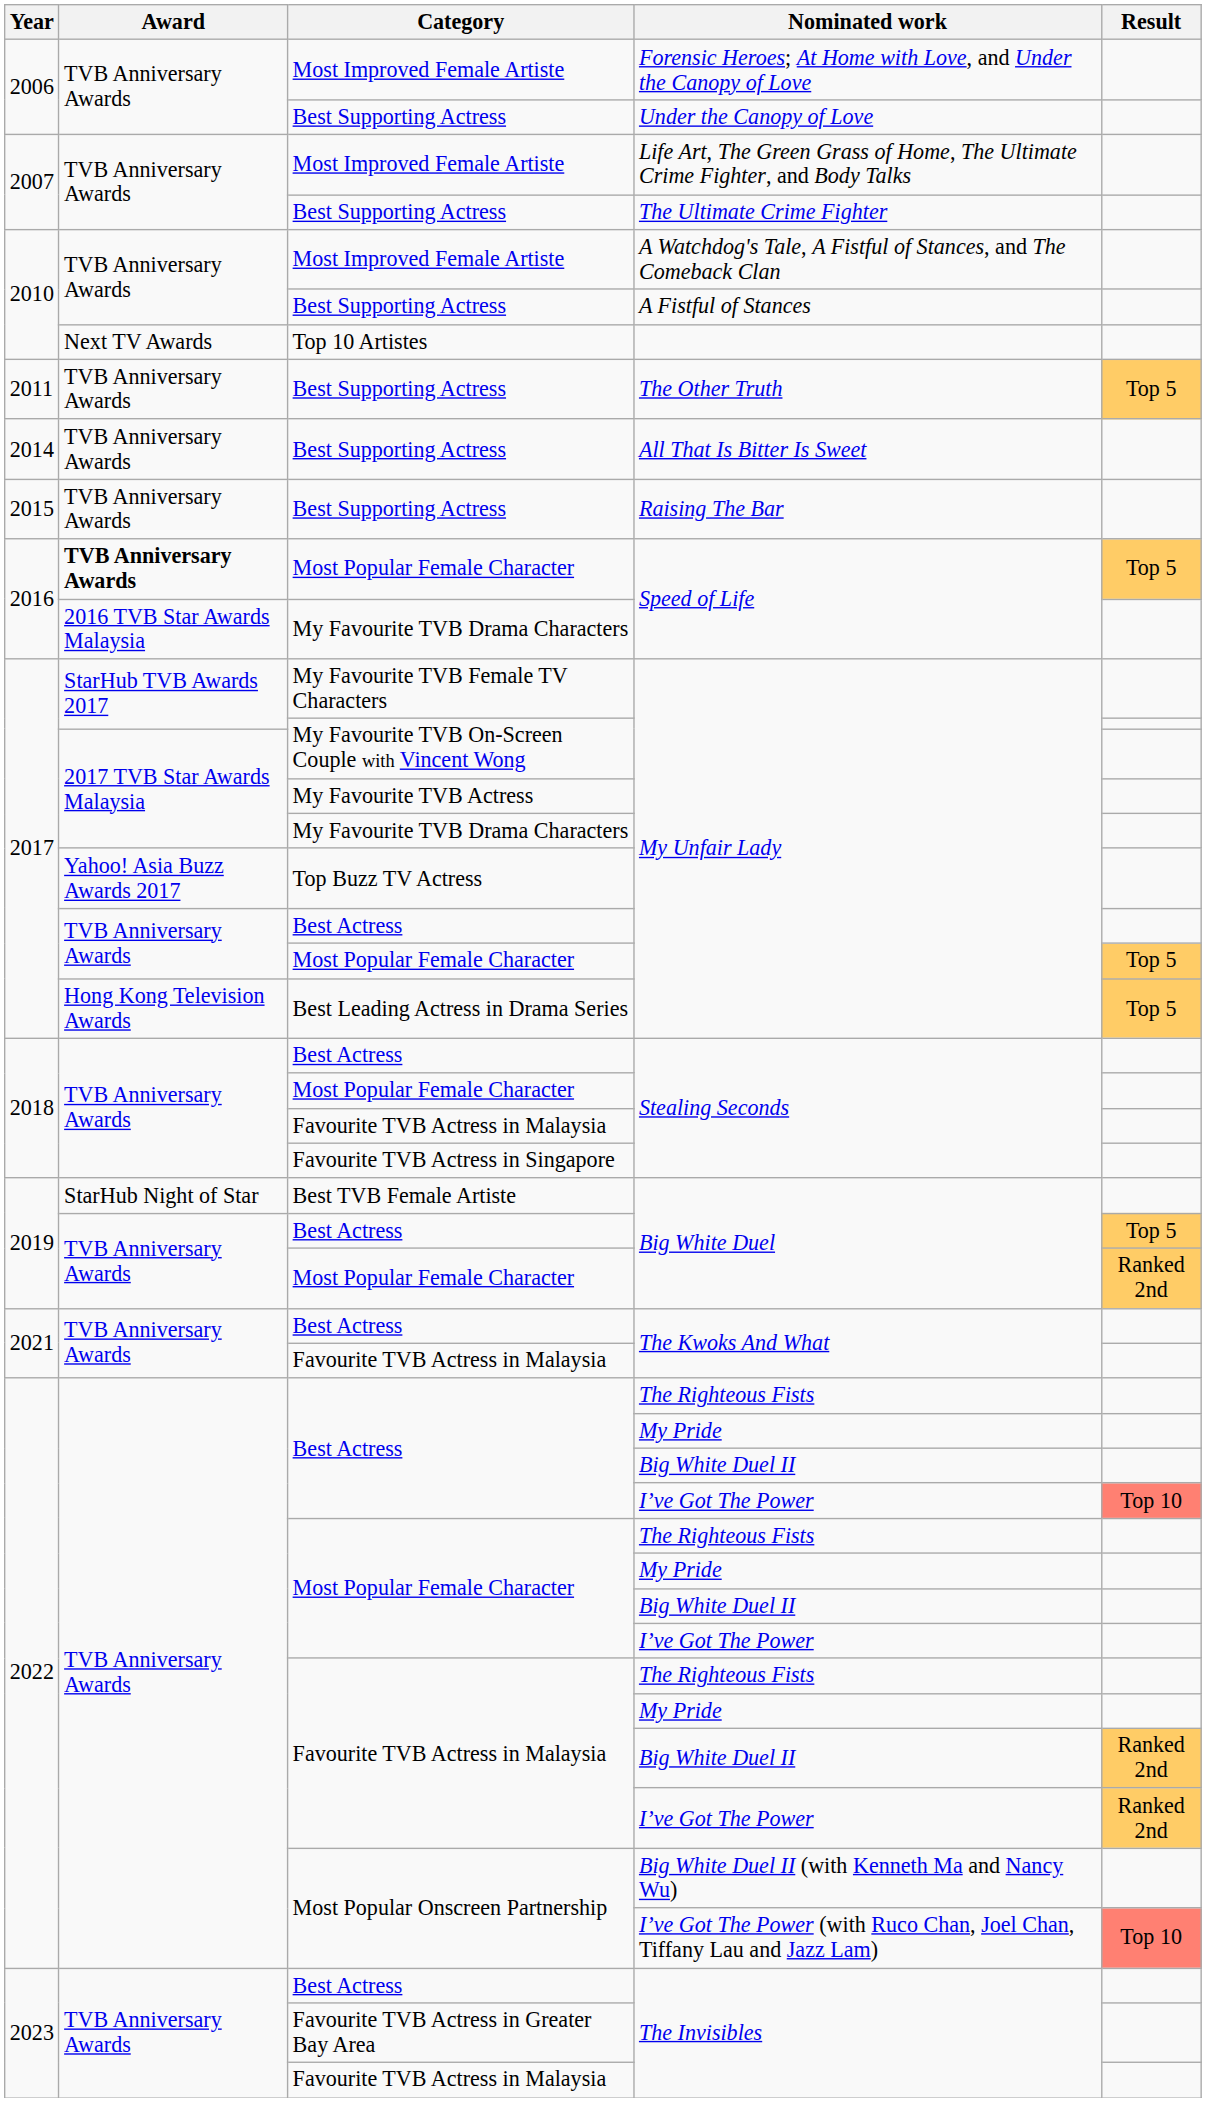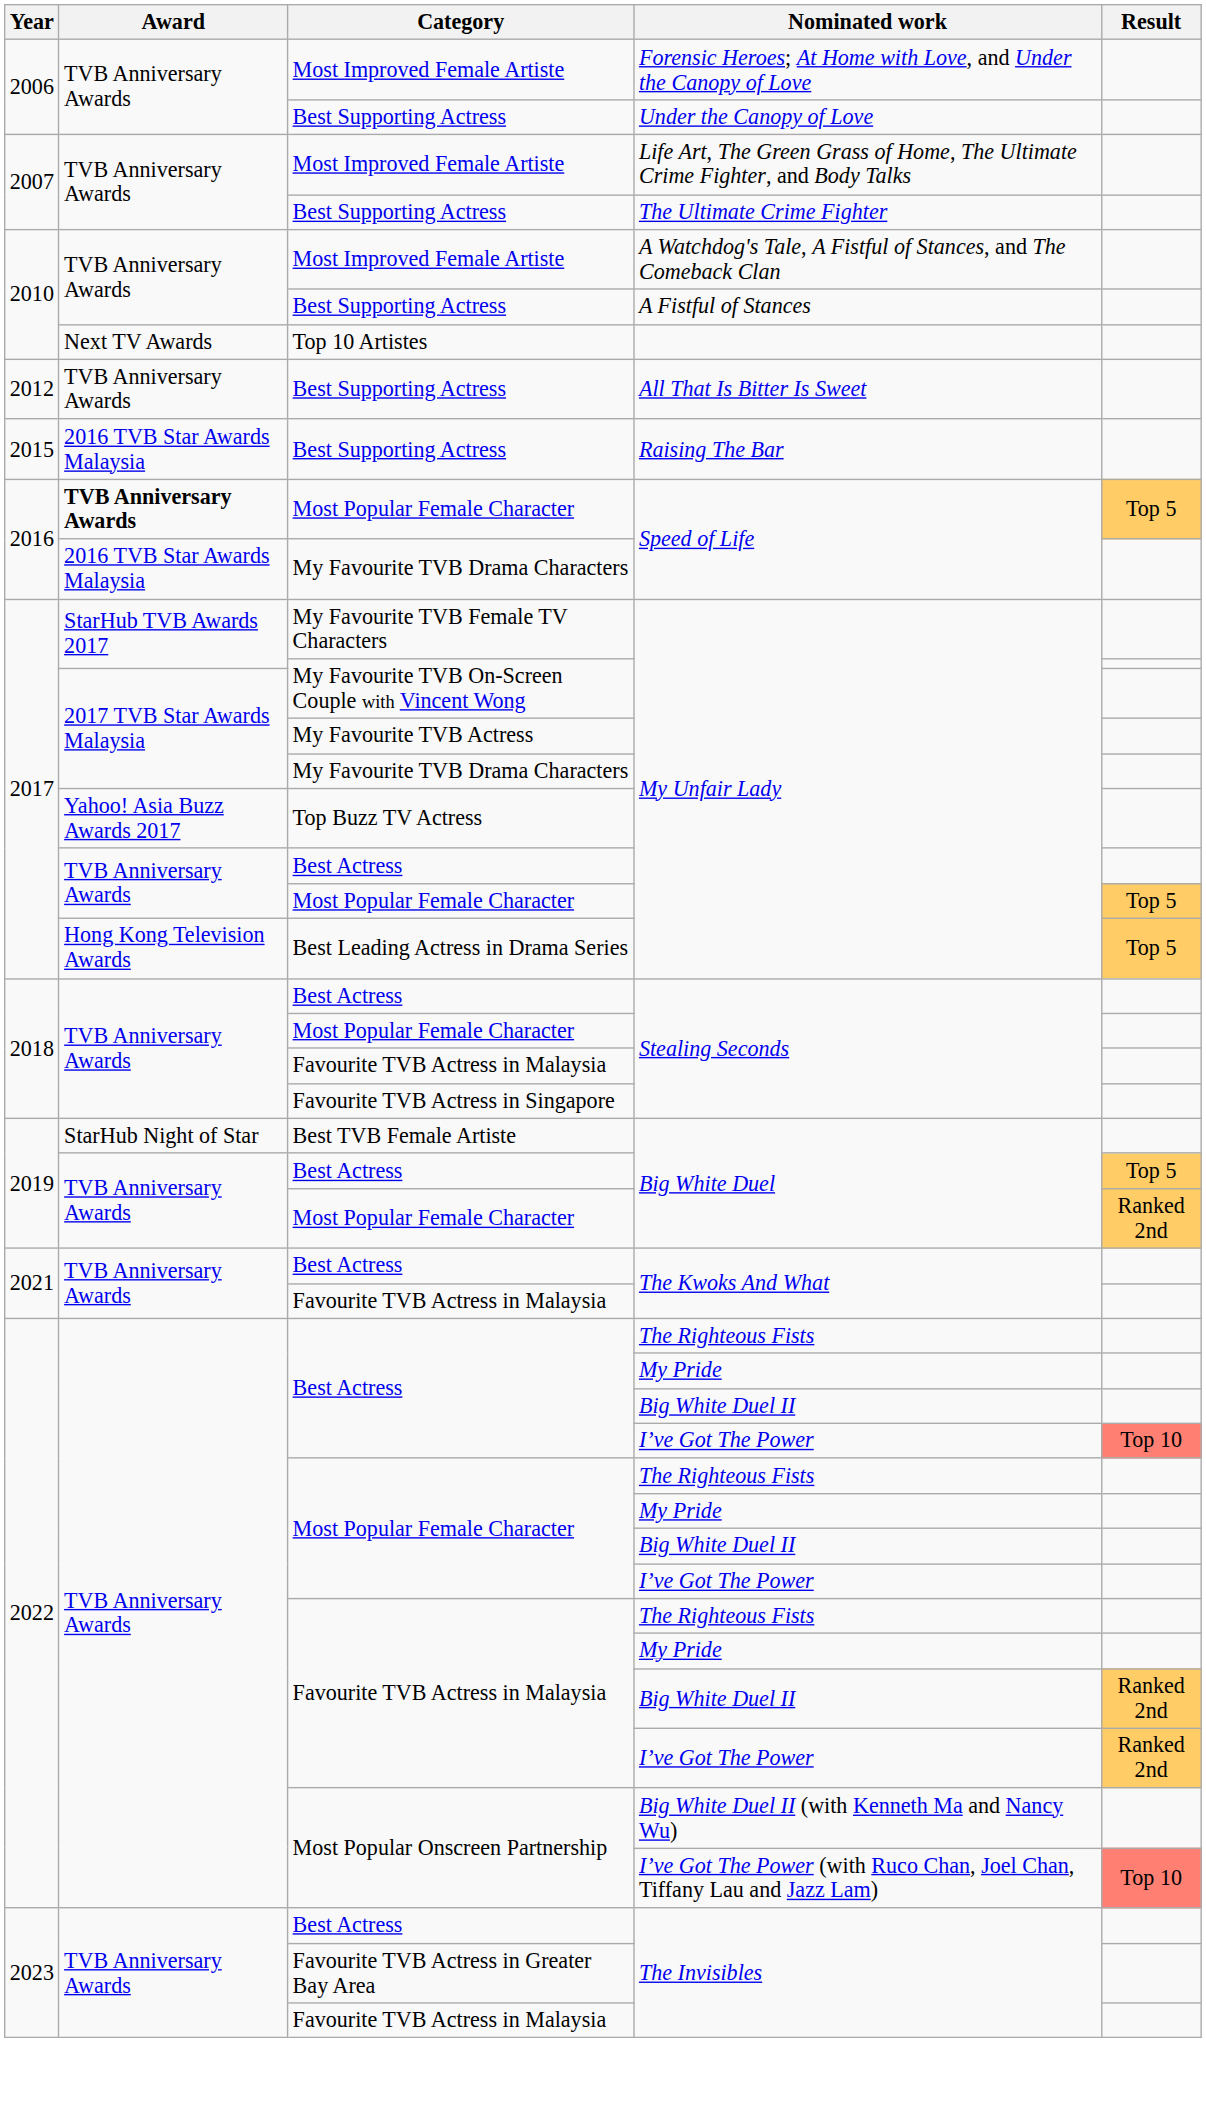- row: (399, 389)
(32, 448) 2014 -> (32, 389) 2012
(143, 508) TVB Anniversary Awards -> (167, 448) 2016 TVB Star Awards Malaysia
